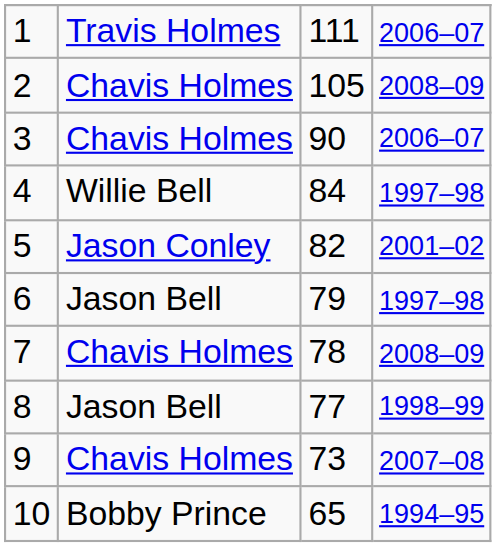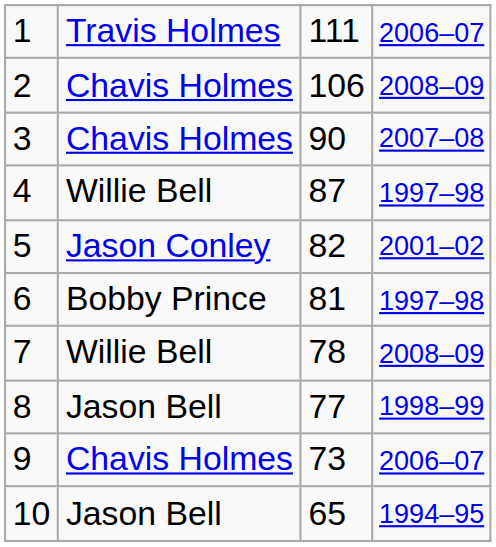(337, 84) 105 -> (337, 84) 106
(432, 139) 2006–07 -> (432, 139) 2007–08
(327, 191) 84 -> (327, 191) 87
(144, 298) Jason Bell -> (166, 298) Bobby Prince
(327, 298) 79 -> (327, 298) 81
(179, 352) Chavis Holmes -> (139, 352) Willie Bell
(432, 460) 2007–08 -> (432, 460) 2006–07
(166, 513) Bobby Prince -> (144, 513) Jason Bell
